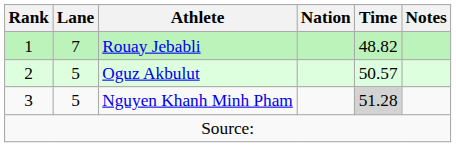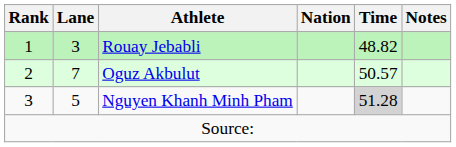(76, 45) 7 -> (76, 45) 3
(76, 73) 5 -> (76, 73) 7
